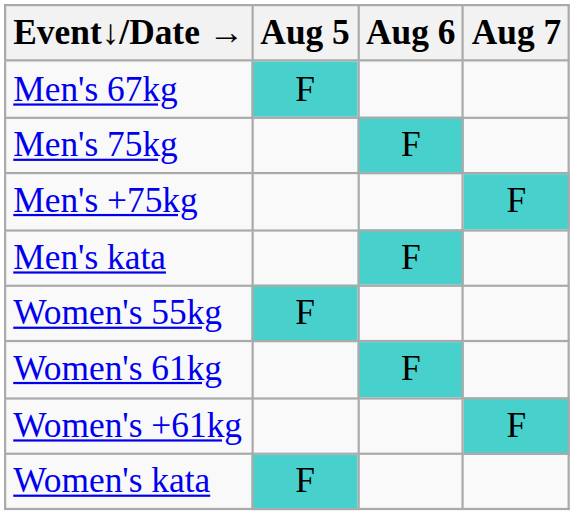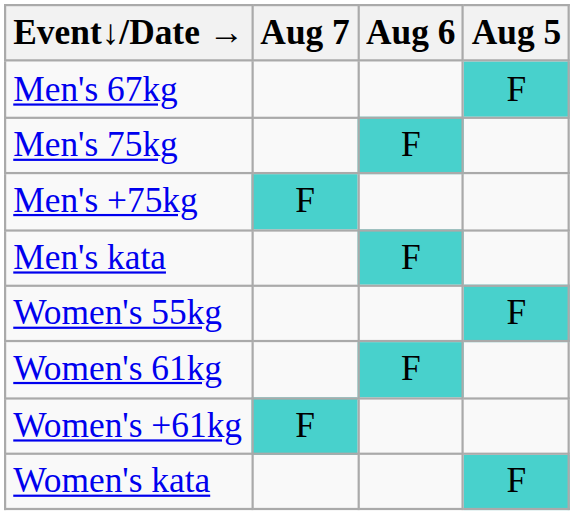columns swapped: (305, 32) <-> (516, 32)
